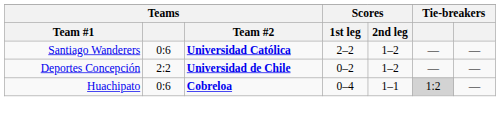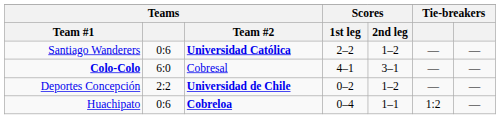+ row: (115, 68)
(433, 86) lightgrey background -> (433, 104) no background
